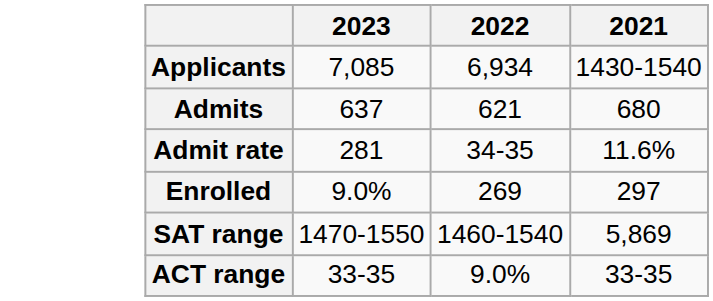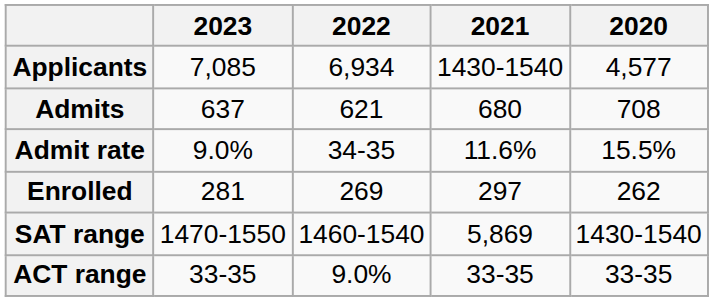+ column: (639, 26)
(361, 151) 281 -> (223, 151) 9.0%
(361, 192) 9.0% -> (223, 192) 281
